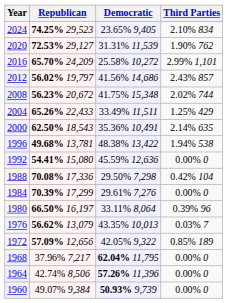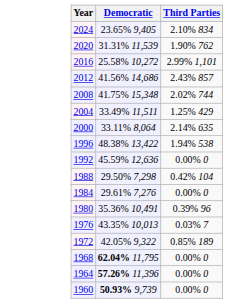- column: (62, 13)
(128, 127) 35.36% 10,491 -> (128, 127) 33.11% 8,064
(128, 209) 33.11% 8,064 -> (128, 209) 35.36% 10,491
